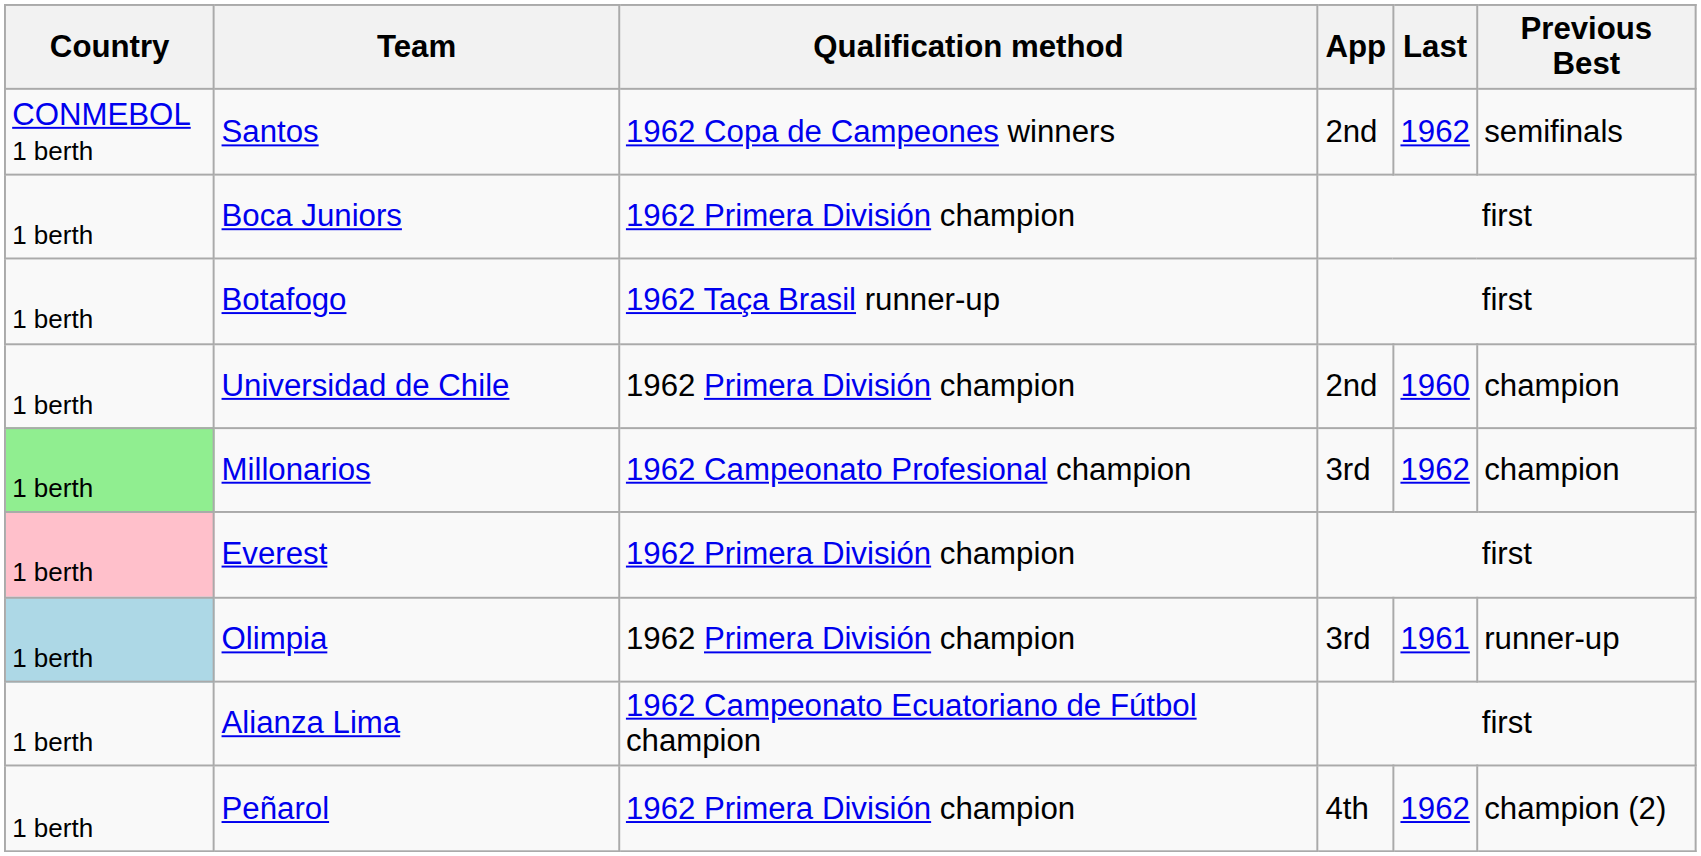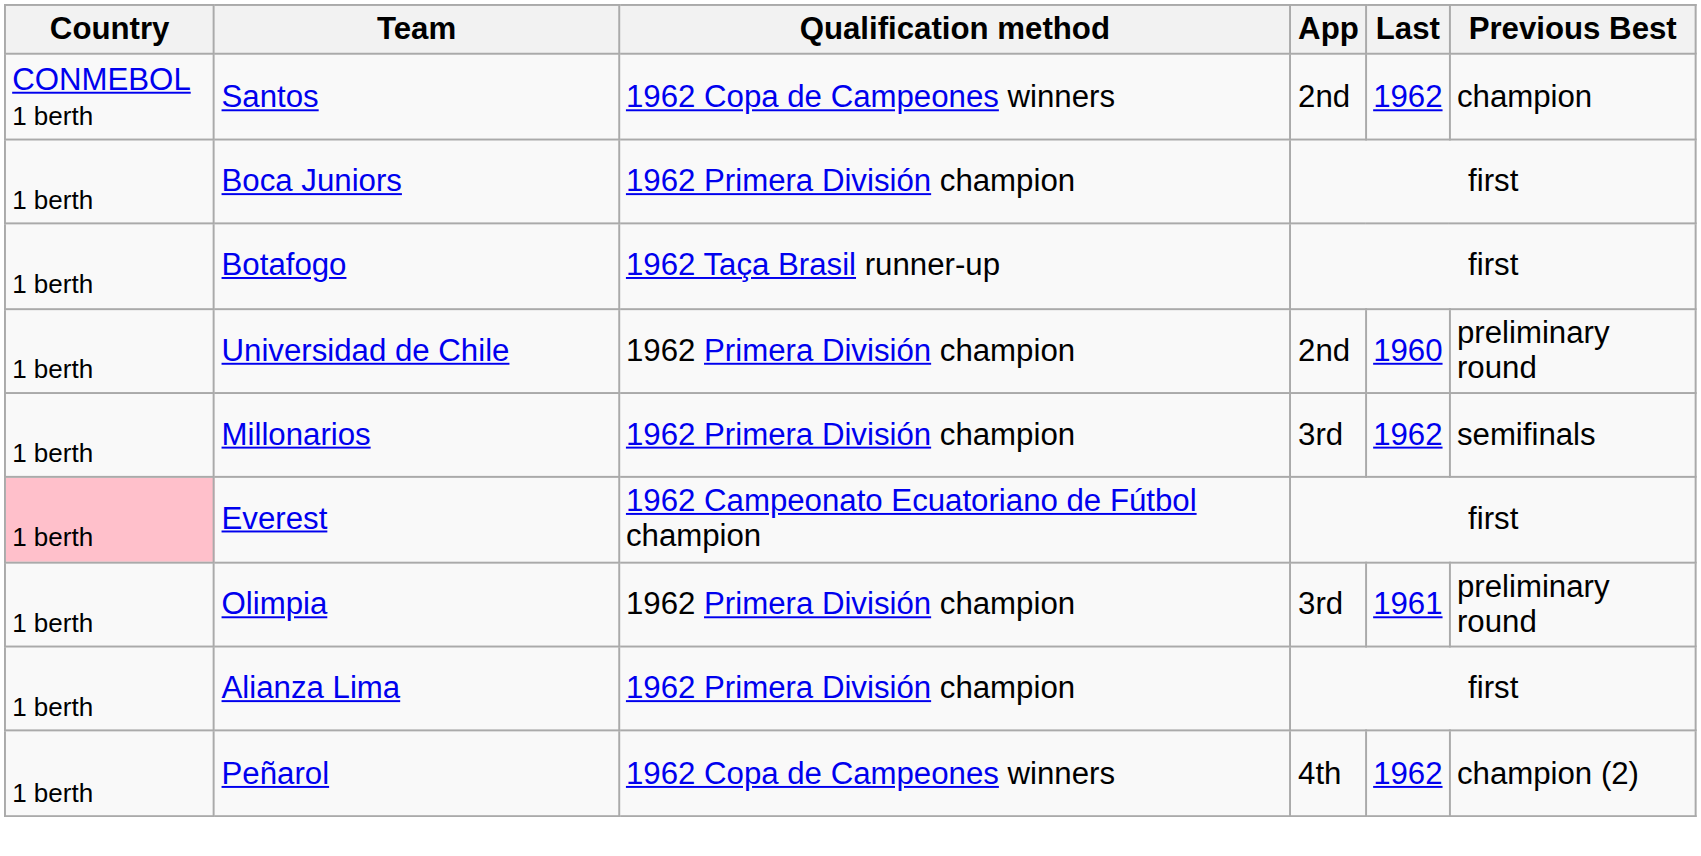(1554, 131) semifinals -> (1525, 96) champion
(1552, 385) champion -> (1533, 350) preliminary round
(53, 489) lightgreen background -> (53, 454) no background
(909, 469) 1962 Campeonato Profesional champion -> (851, 434) 1962 Primera División champion
(1552, 469) champion -> (1526, 434) semifinals
(851, 554) 1962 Primera División champion -> (911, 519) 1962 Campeonato Ecuatoriano de Fútbol champion
(53, 658) lightblue background -> (53, 623) no background
(1552, 638) runner-up -> (1533, 603) preliminary round
(911, 723) 1962 Campeonato Ecuatoriano de Fútbol champion -> (851, 688) 1962 Primera División champion
(851, 808) 1962 Primera División champion -> (870, 772) 1962 Copa de Campeones winners
